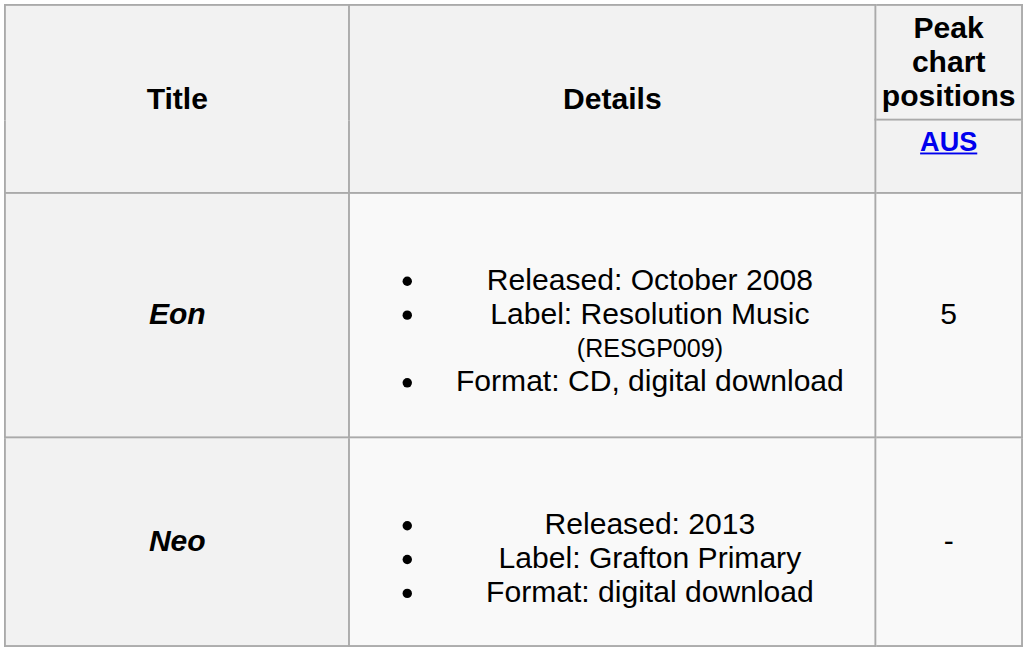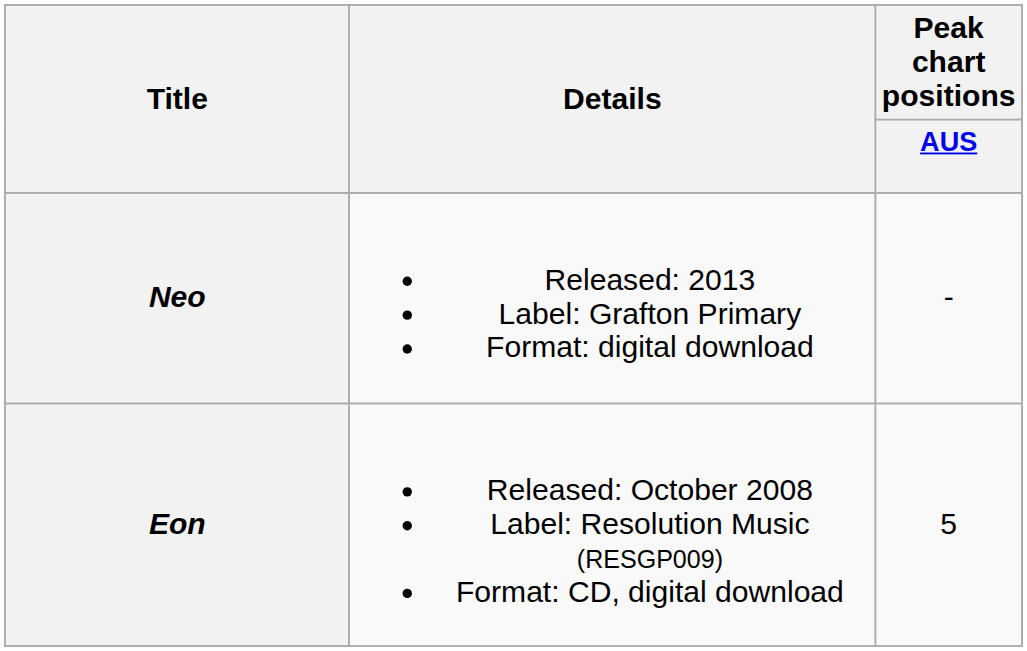rows swapped: (177, 314) <-> (177, 540)
